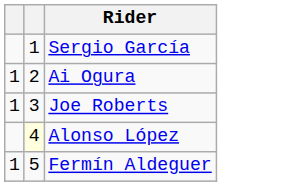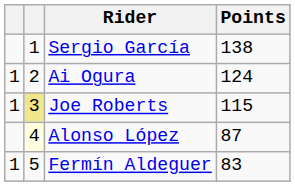+ column: (253, 20)
(34, 108) no background -> (34, 108) khaki background
